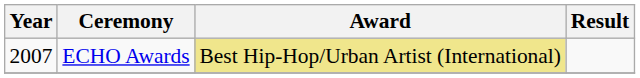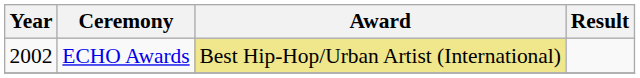(31, 55) 2007 -> (31, 55) 2002
